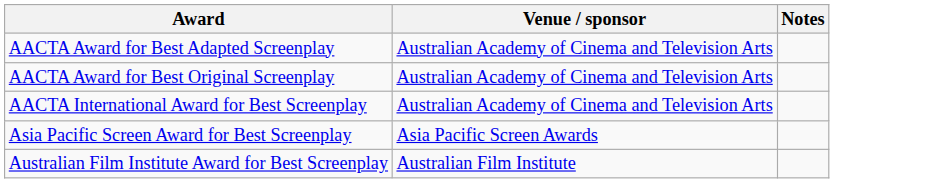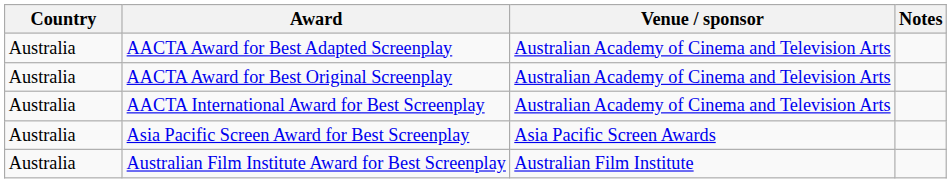+ column: (63, 18)
